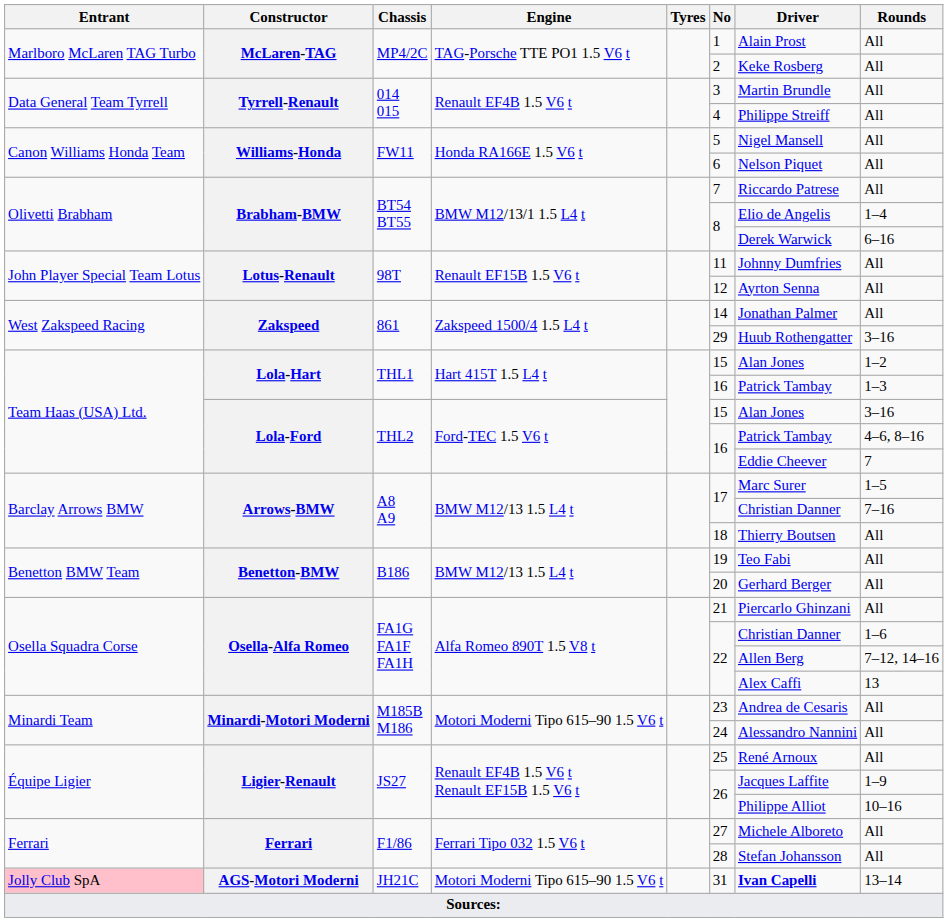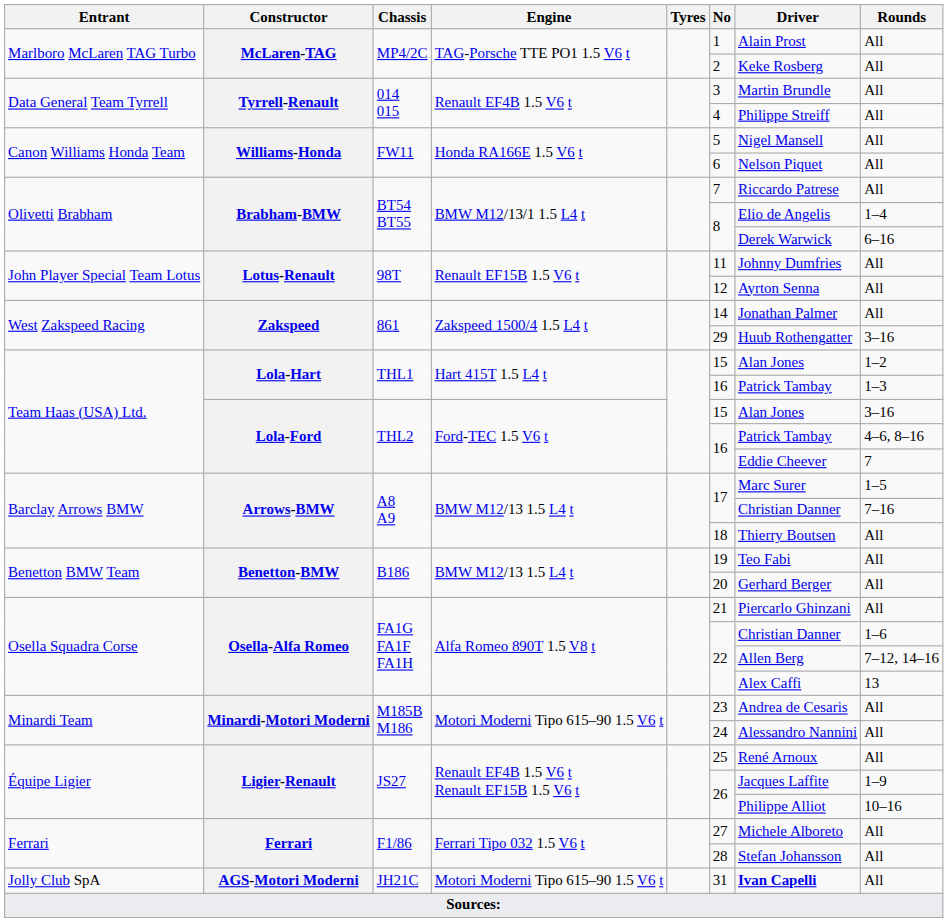(54, 880) pink background -> (54, 880) no background
(883, 880) 13–14 -> (874, 880) All
